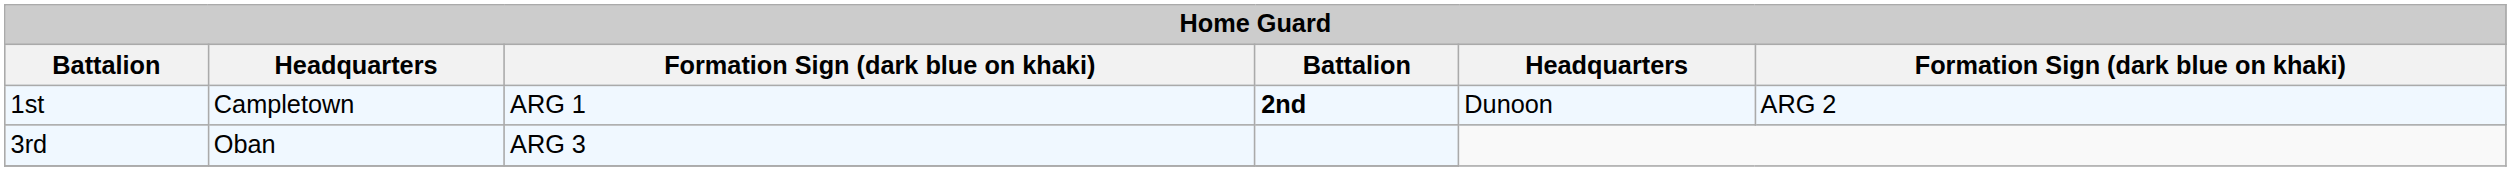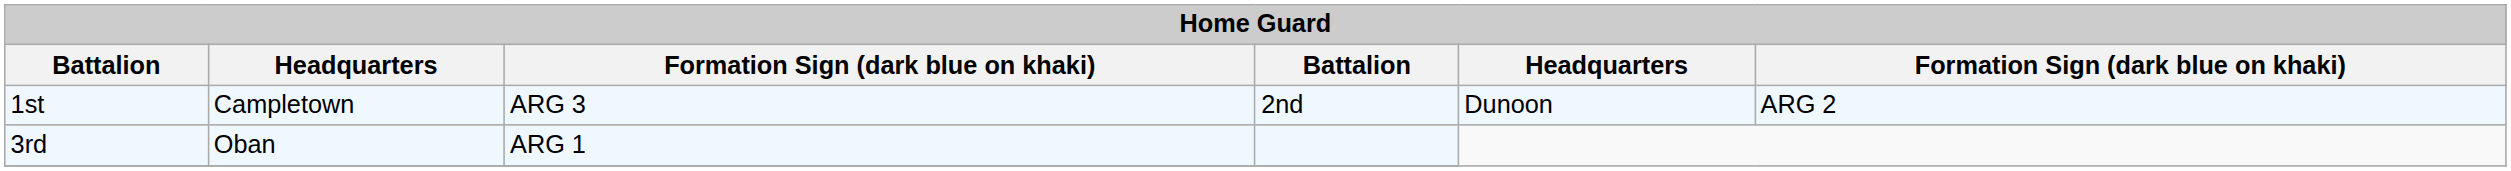(548, 104) ARG 1 -> (548, 104) ARG 3
(1284, 104) bold -> (1282, 104) normal
(548, 144) ARG 3 -> (548, 144) ARG 1
